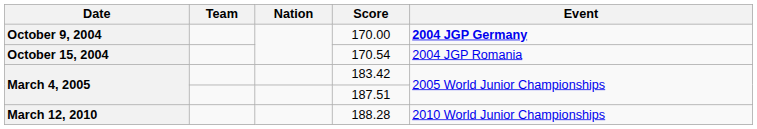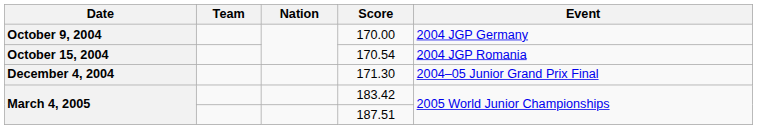(470, 34) bold -> (472, 34) normal
+ row: (376, 74)
- row: (371, 114)
